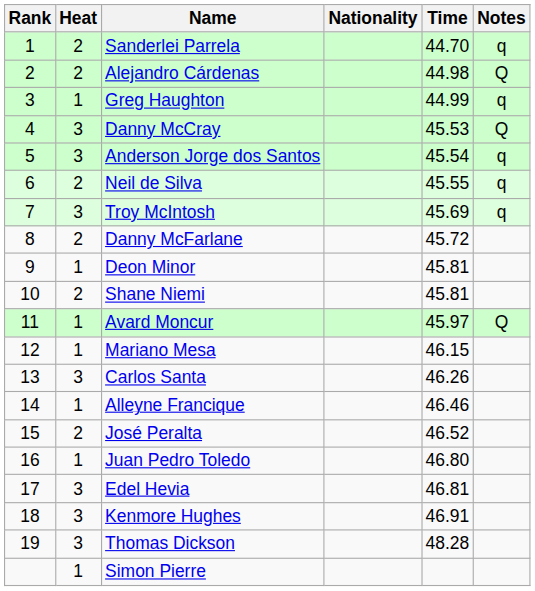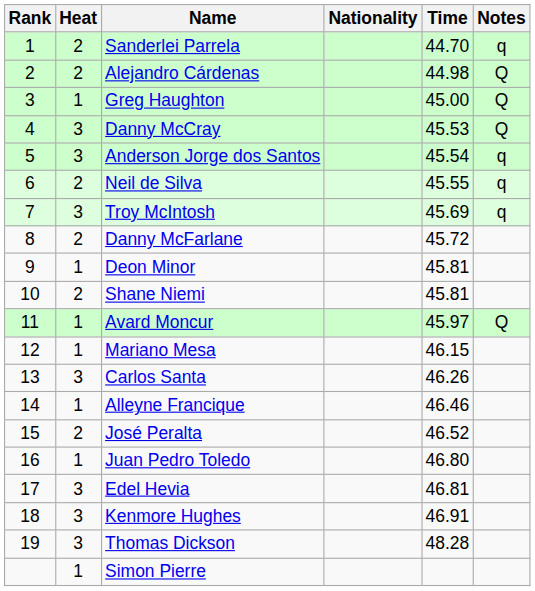(447, 101) 44.99 -> (447, 101) 45.00
(501, 101) q -> (501, 101) Q
